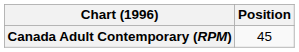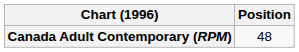(264, 36) 45 -> (264, 36) 48
